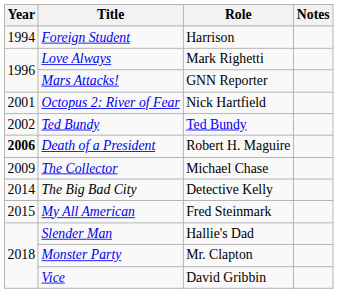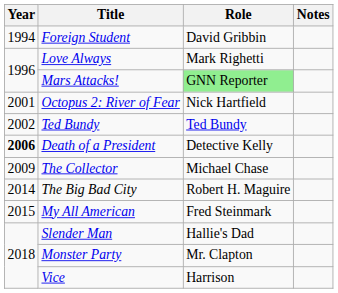(210, 37) Harrison -> (226, 37) David Gribbin
(227, 80) no background -> (227, 80) lightgreen background
(238, 146) Robert H. Maguire -> (230, 146) Detective Kelly
(230, 189) Detective Kelly -> (238, 189) Robert H. Maguire
(226, 277) David Gribbin -> (210, 277) Harrison
